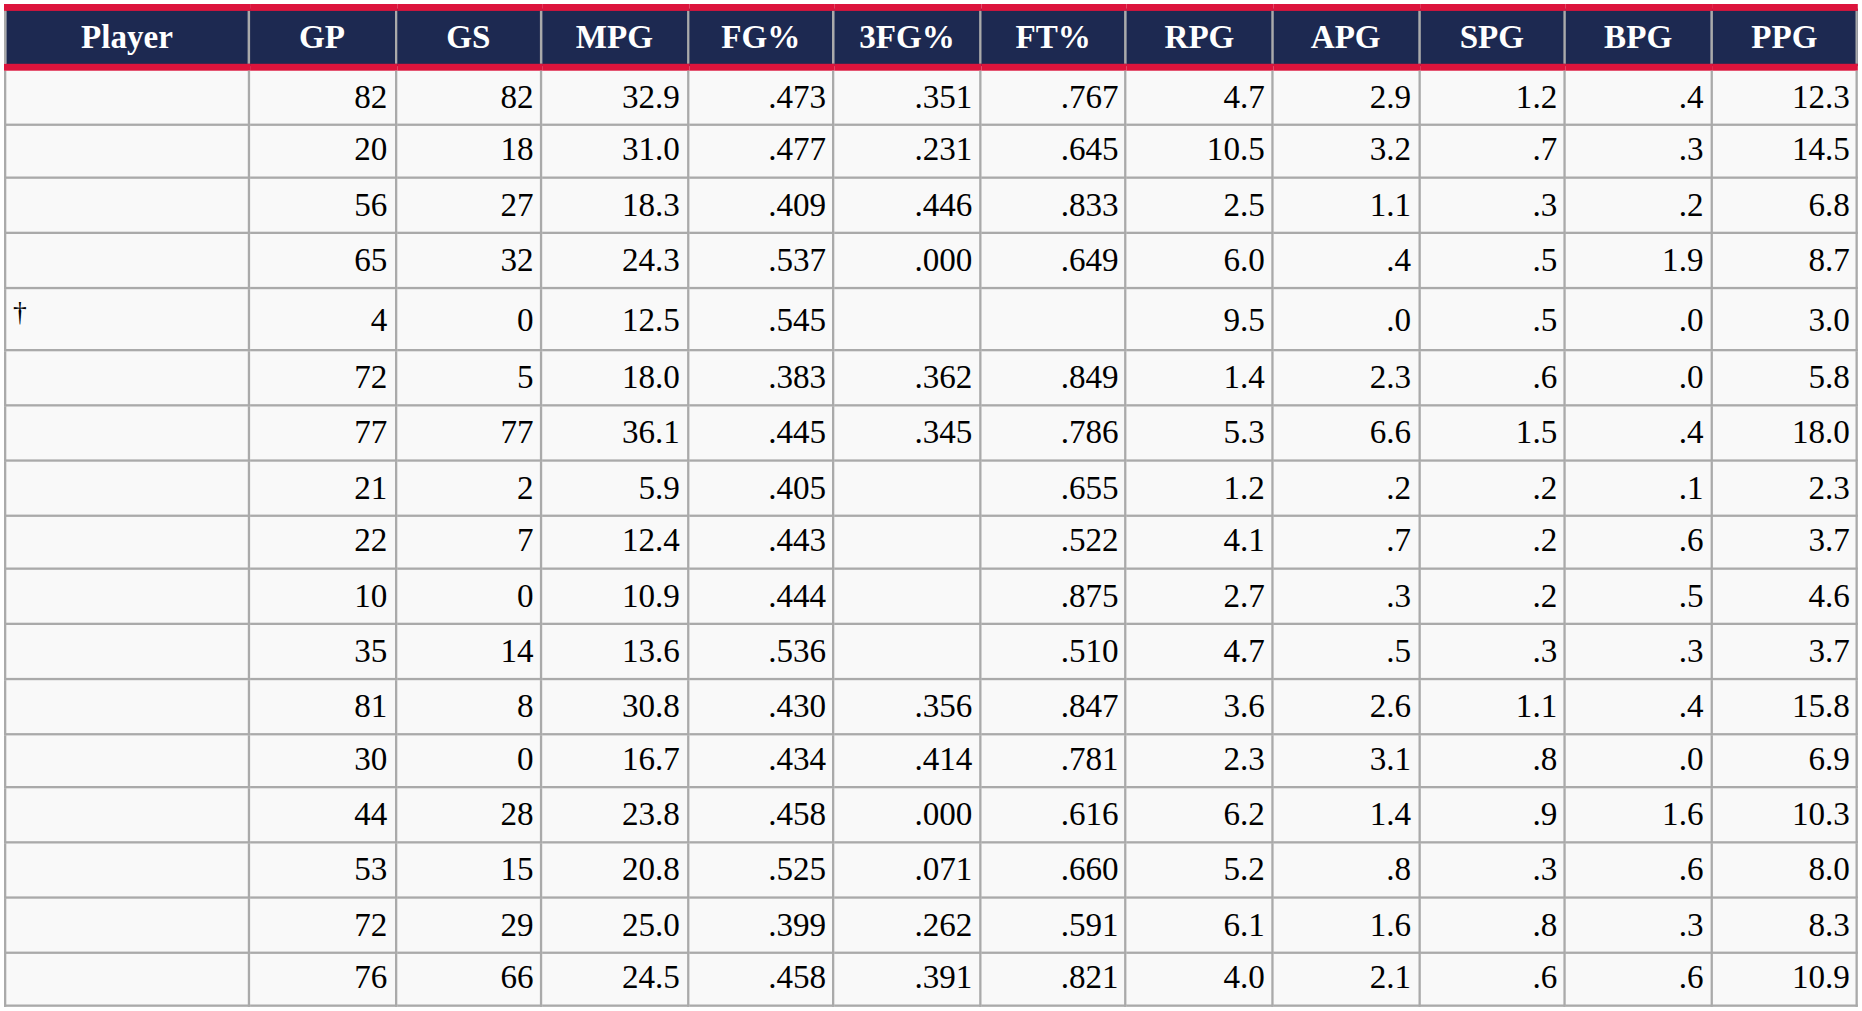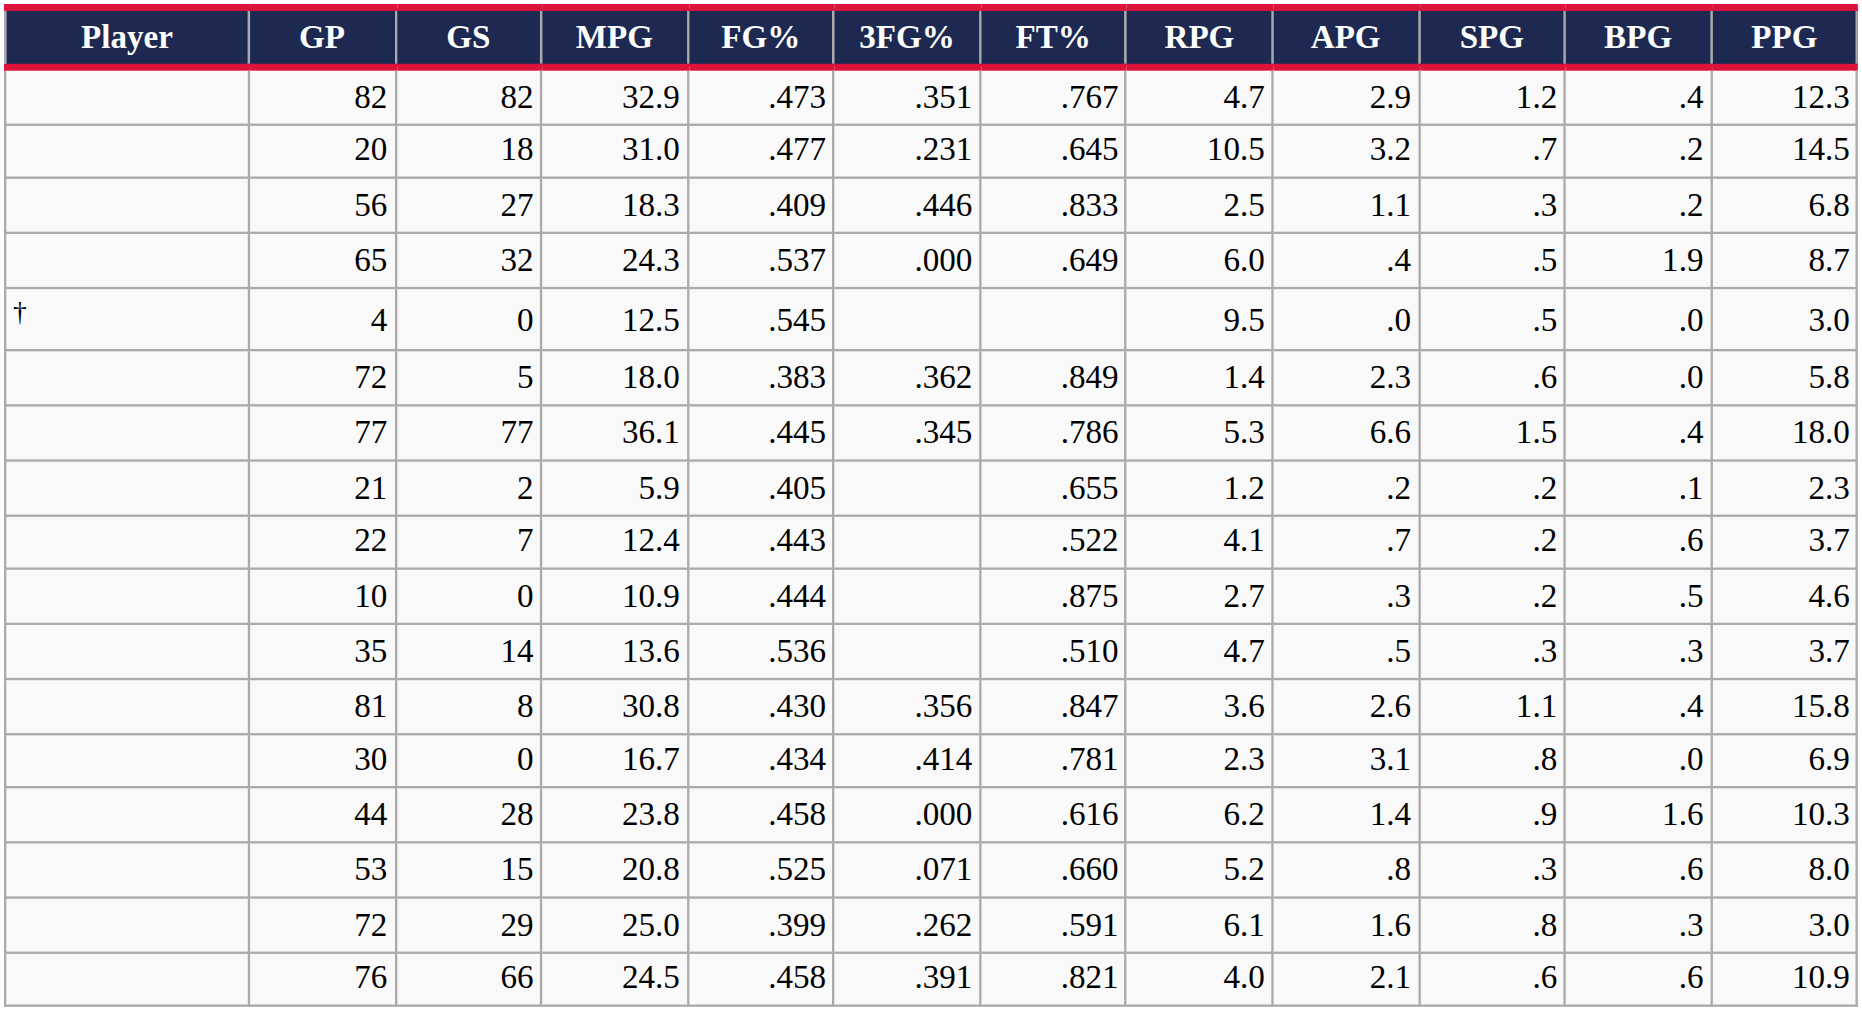(1691, 150) .3 -> (1691, 150) .2
(1829, 924) 8.3 -> (1829, 924) 3.0
